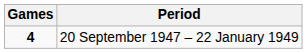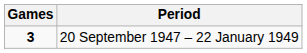(31, 37) 4 -> (31, 37) 3
